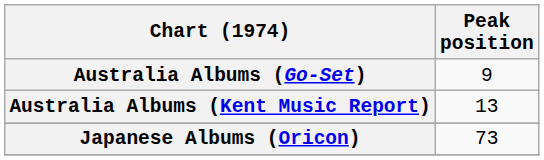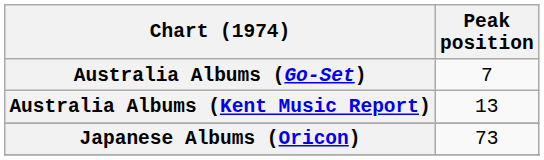(487, 75) 9 -> (487, 75) 7
